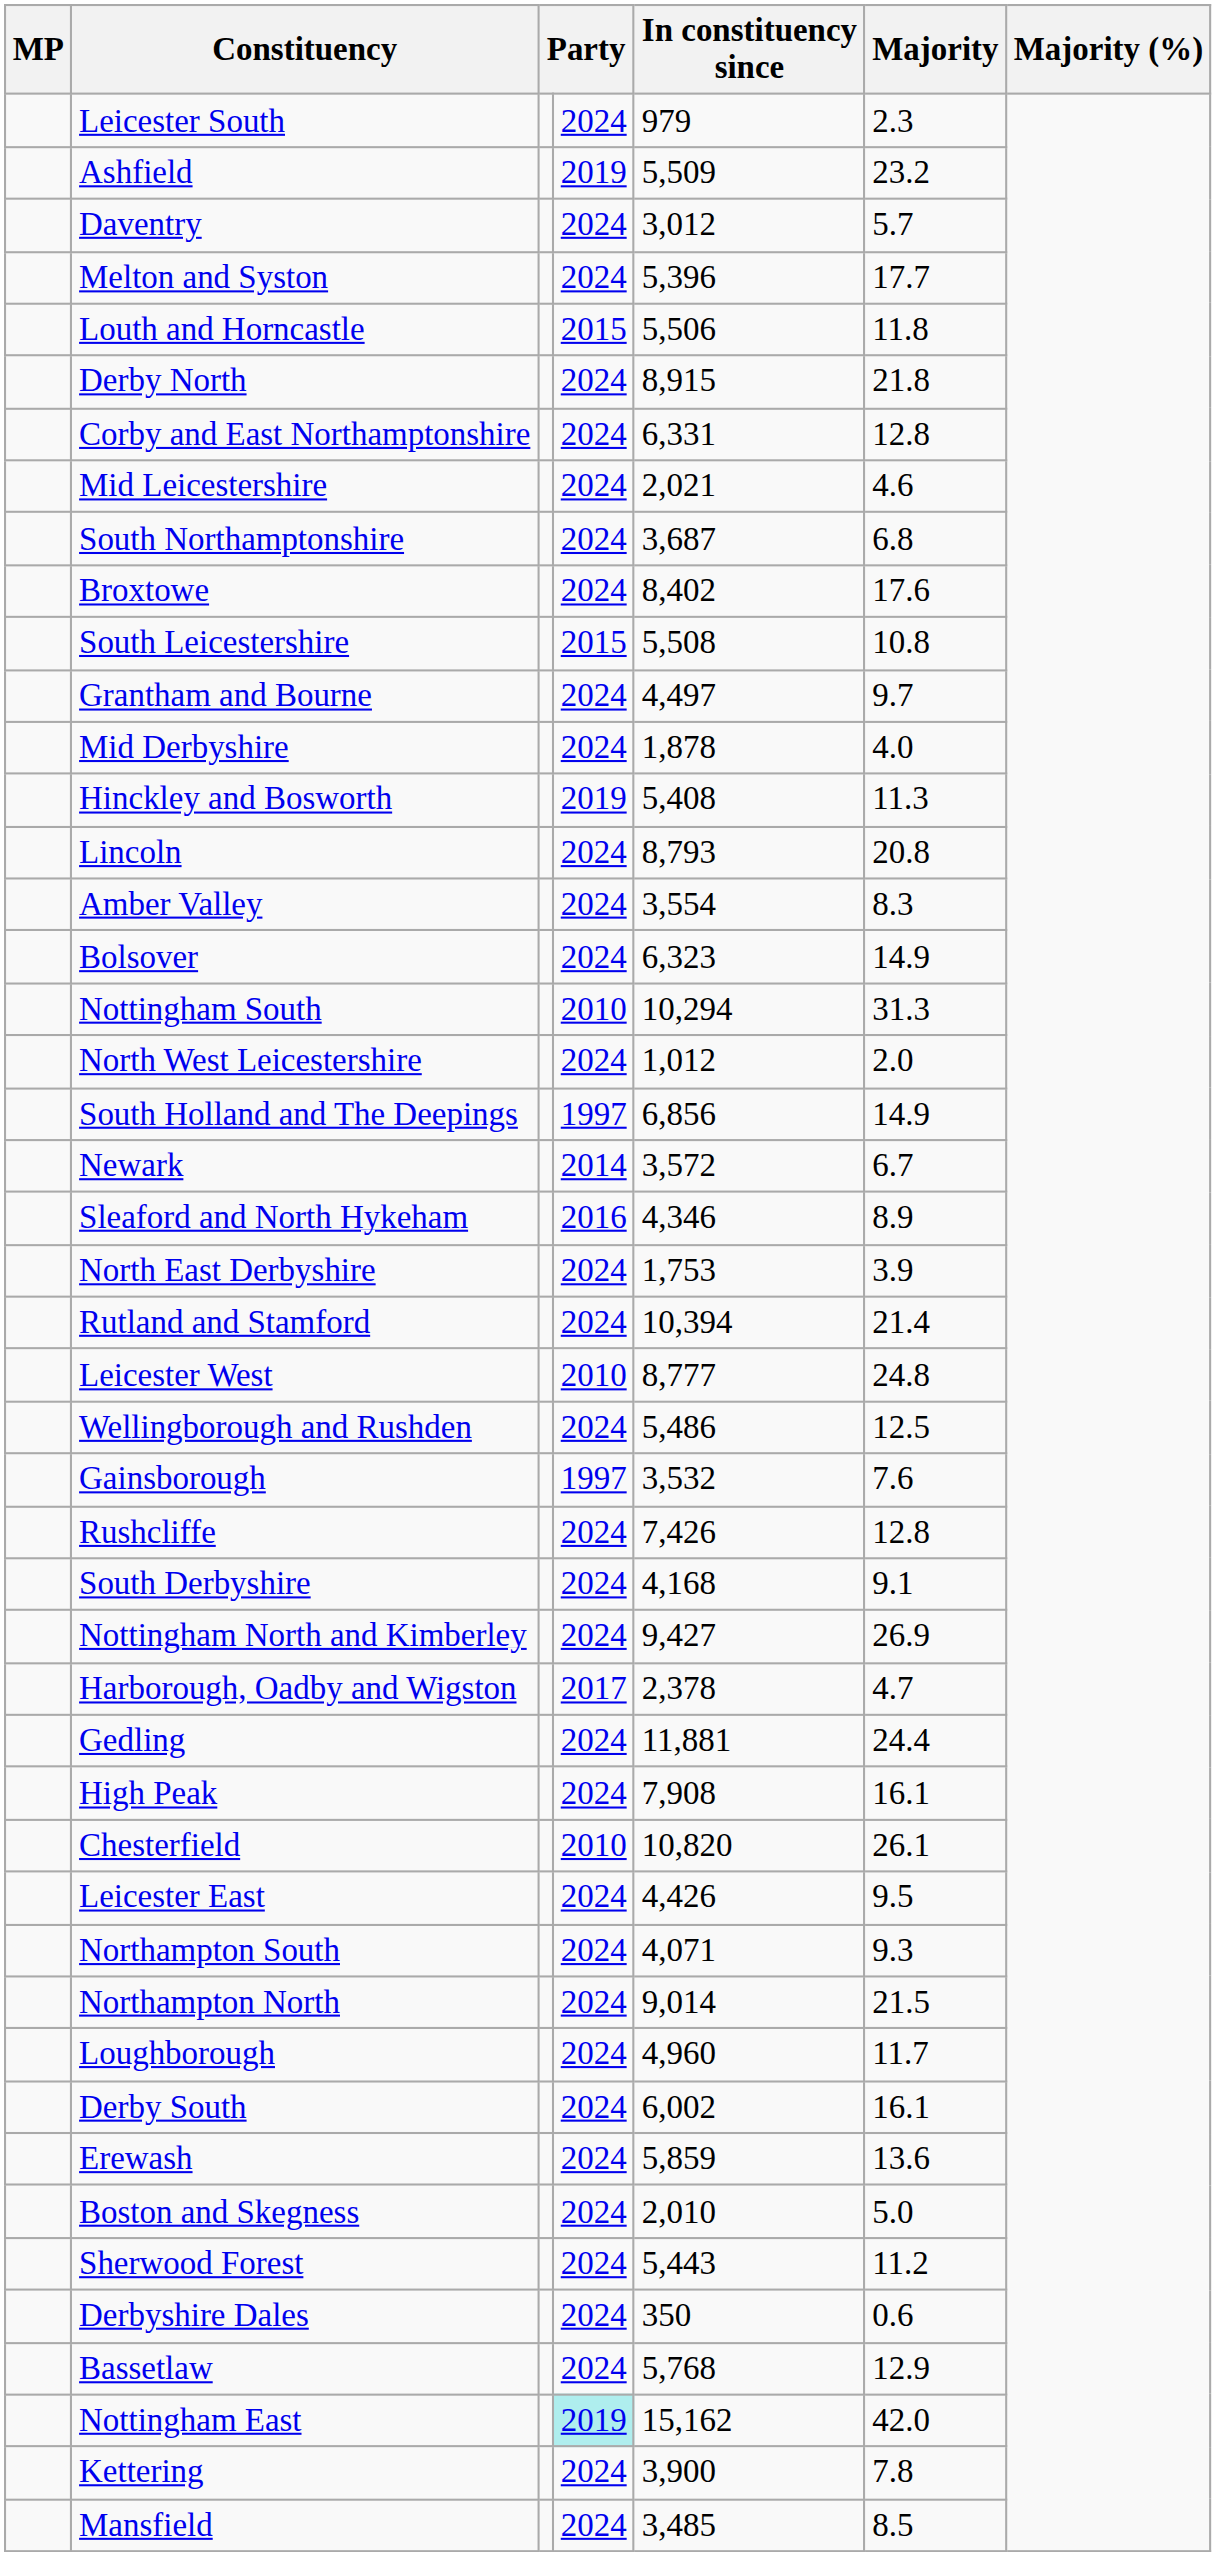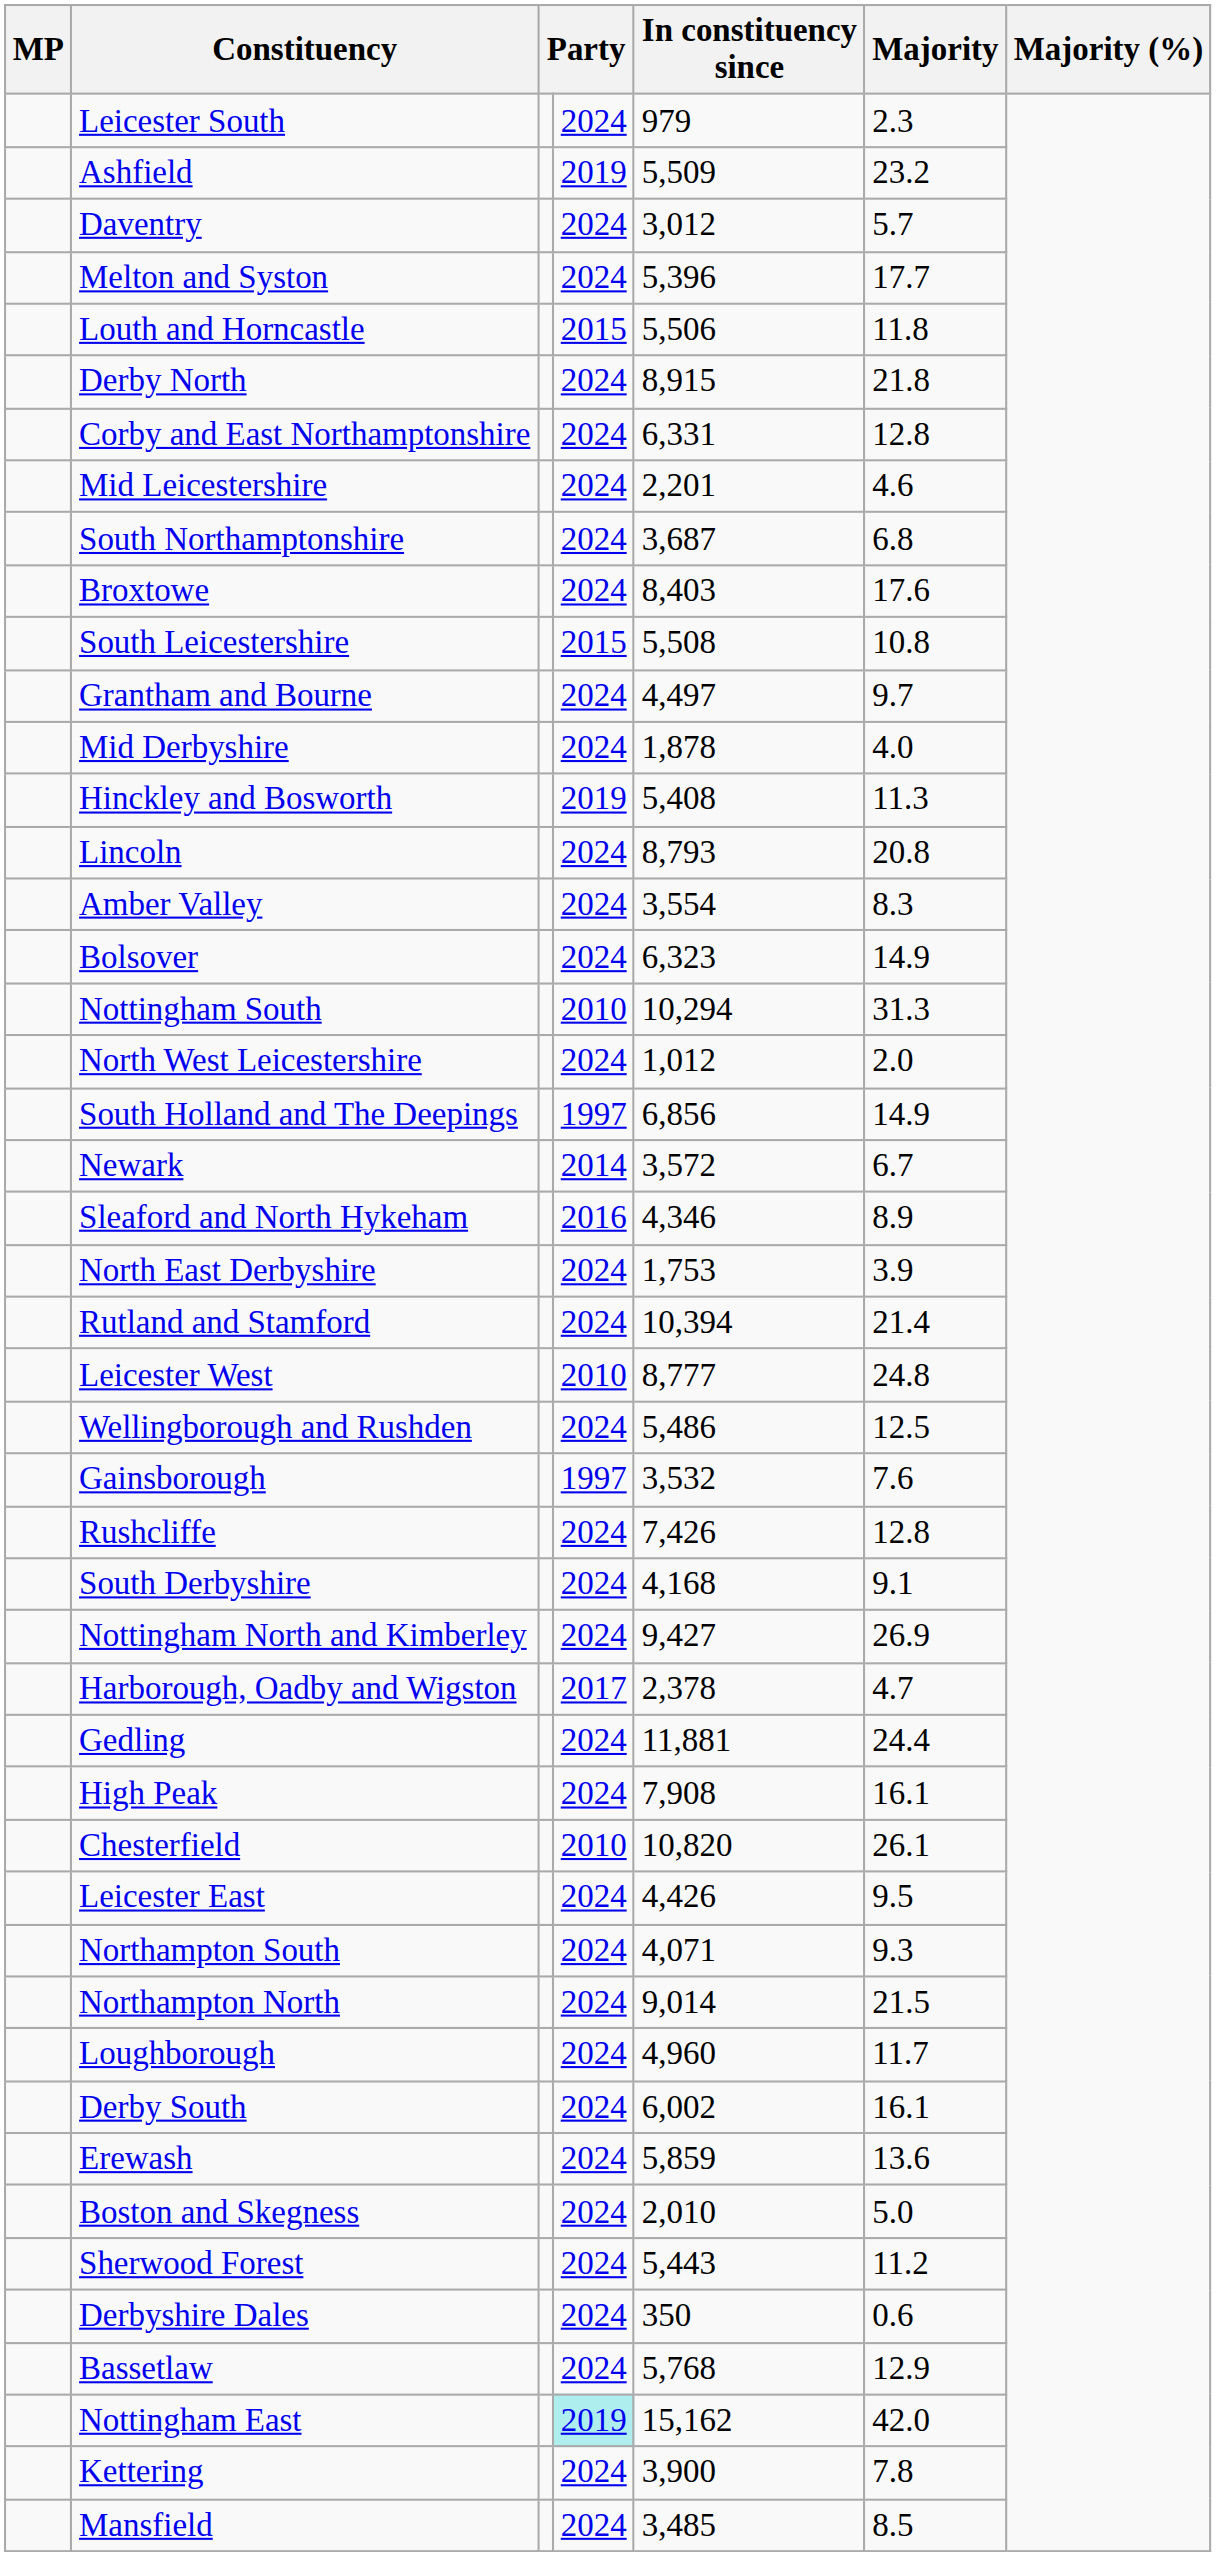(679, 485) 2,021 -> (679, 485) 2,201
(679, 590) 8,402 -> (679, 590) 8,403
